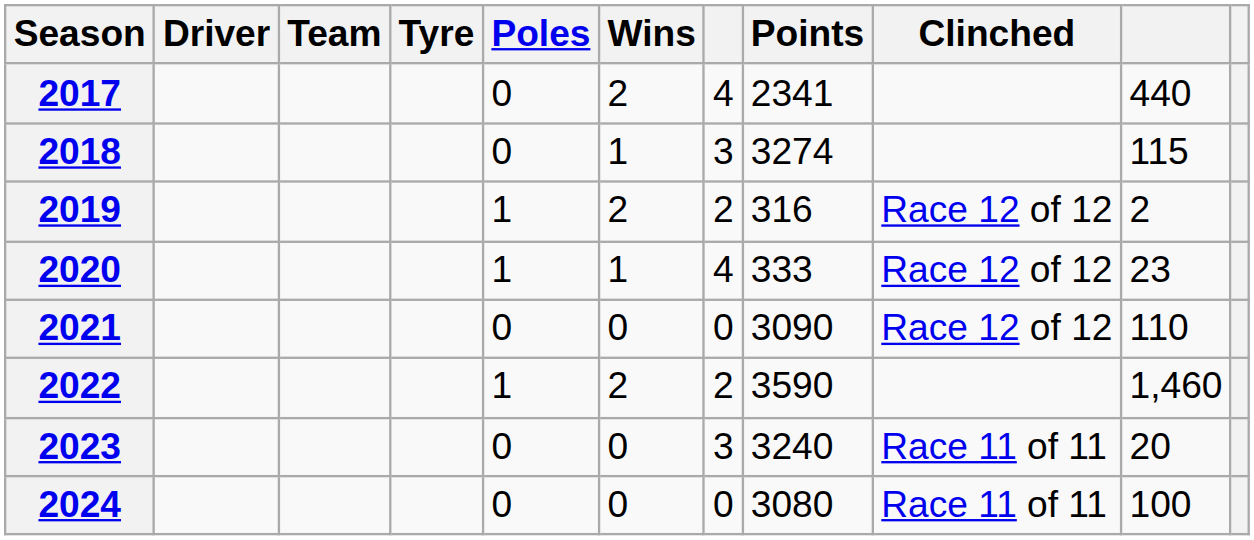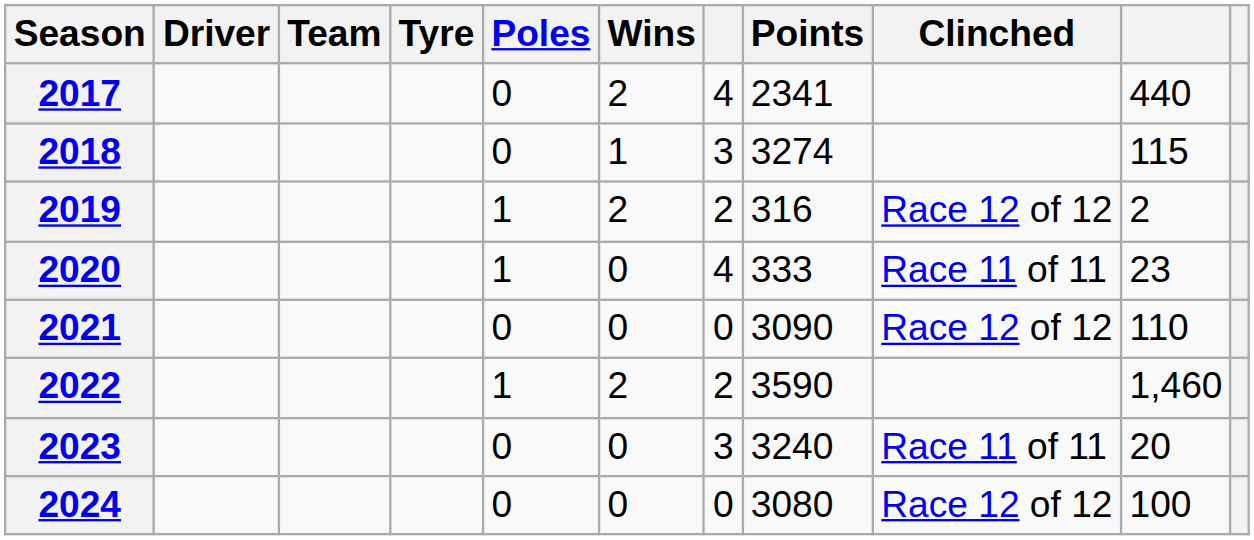(618, 269) 1 -> (618, 269) 0
(997, 269) Race 12 of 12 -> (994, 269) Race 11 of 11
(994, 504) Race 11 of 11 -> (997, 504) Race 12 of 12
